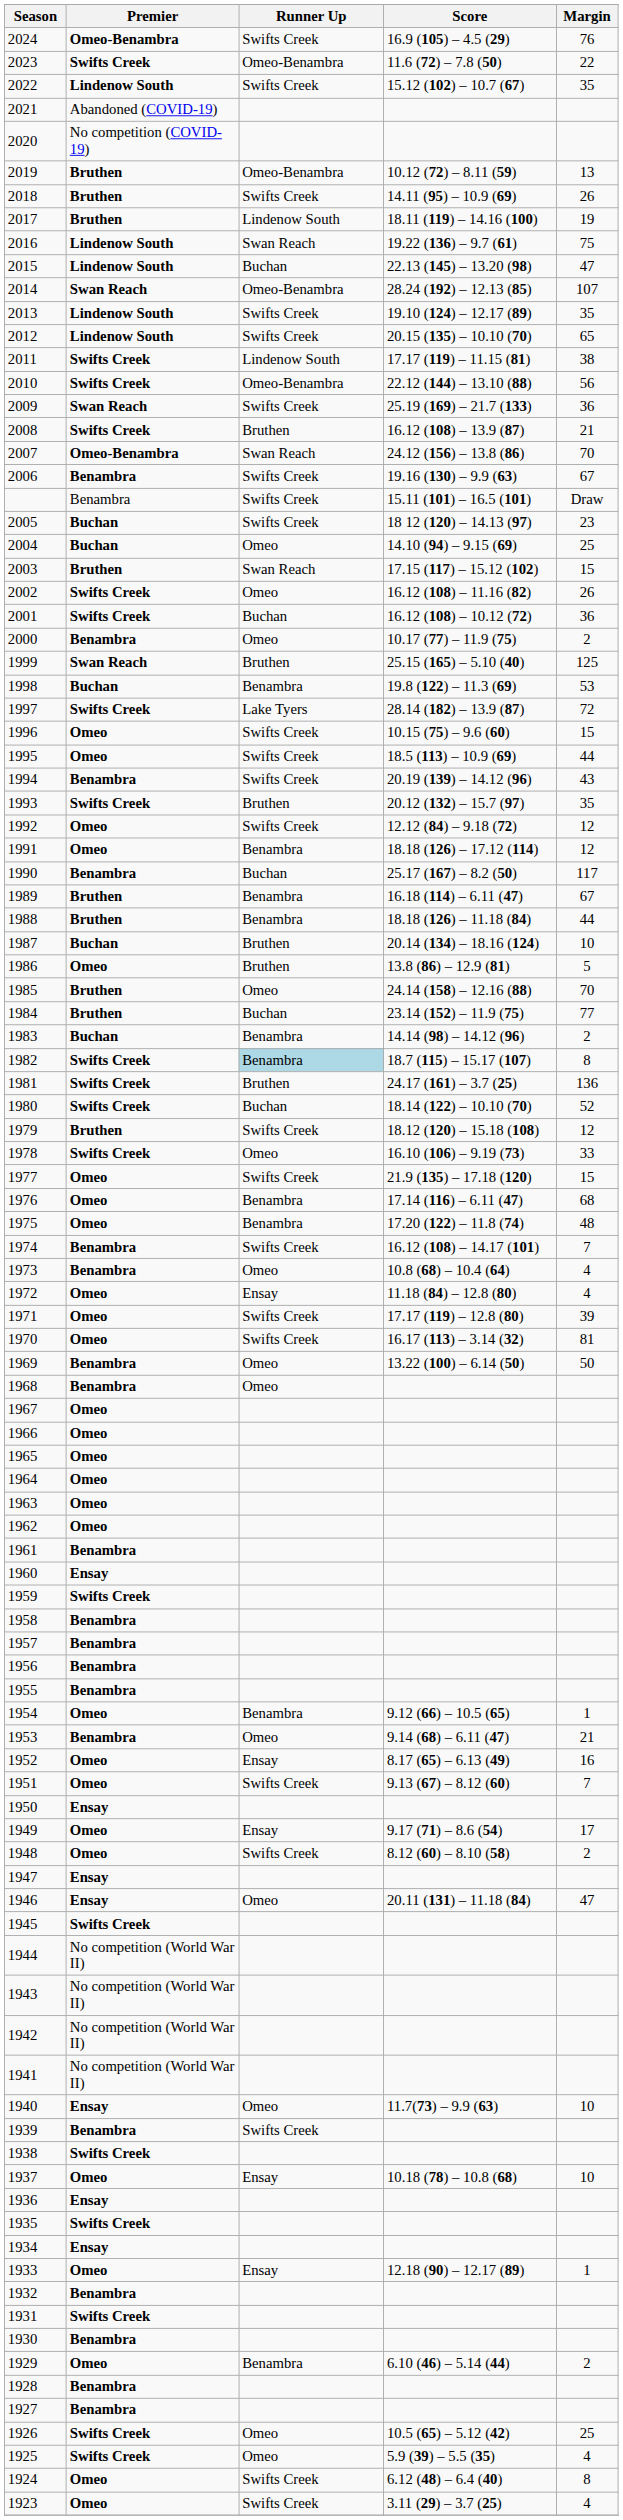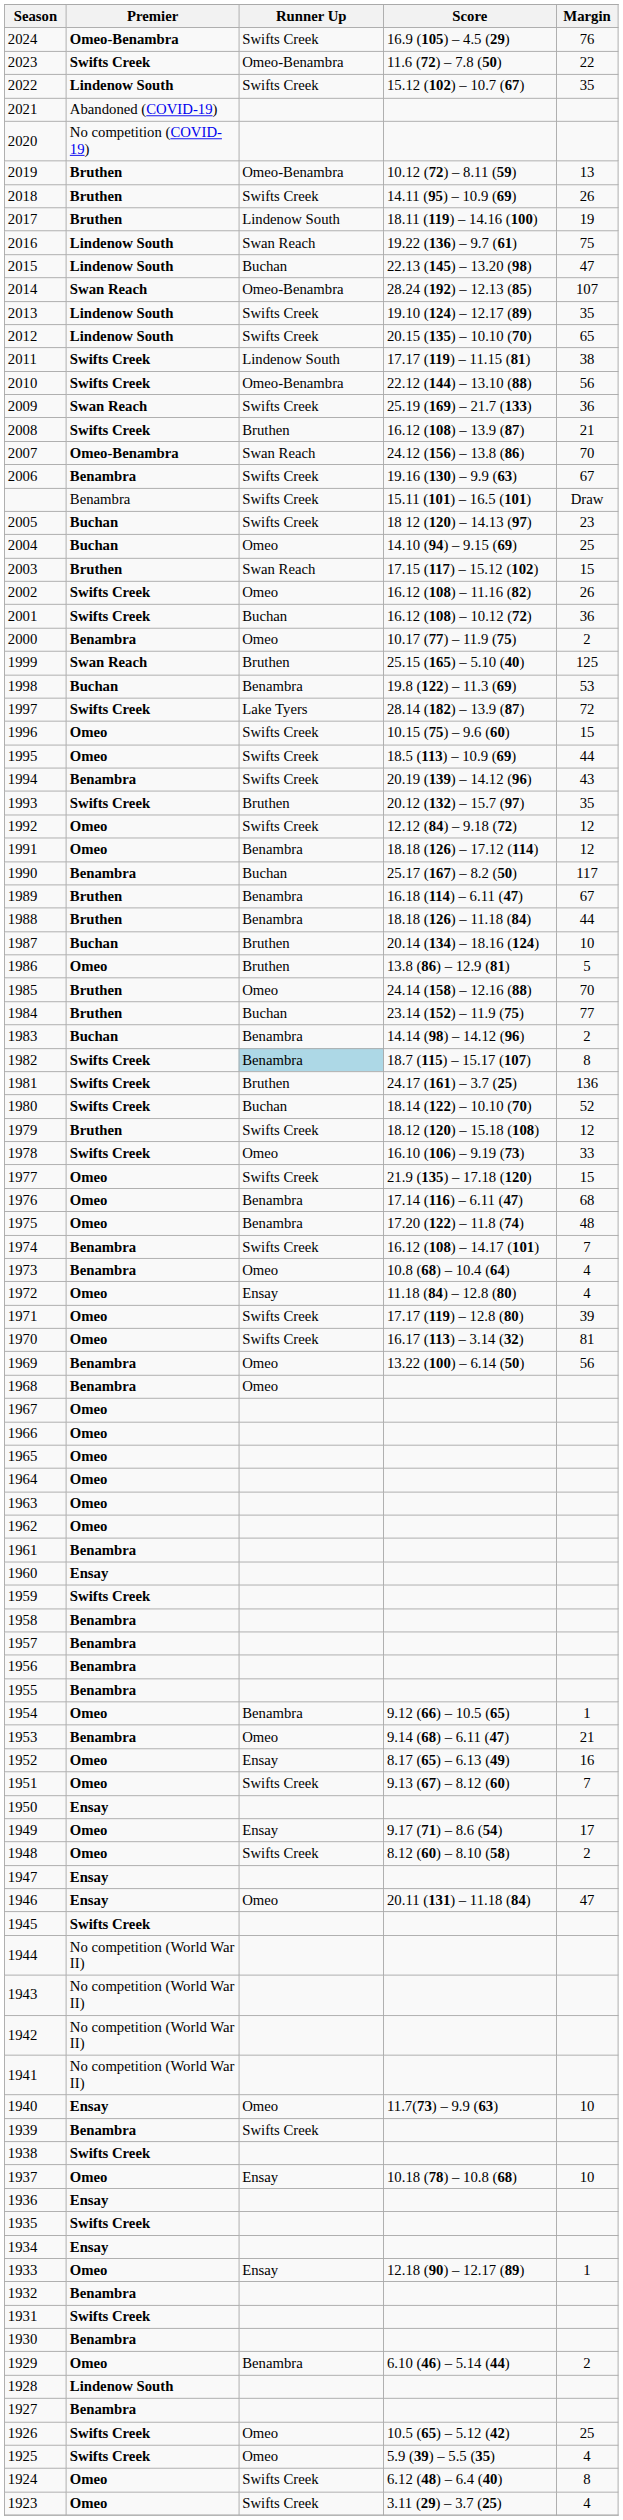(587, 1363) 50 -> (587, 1363) 56
(103, 2386) Benambra -> (122, 2386) Lindenow South
